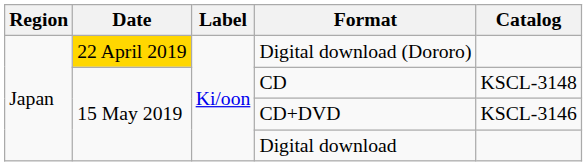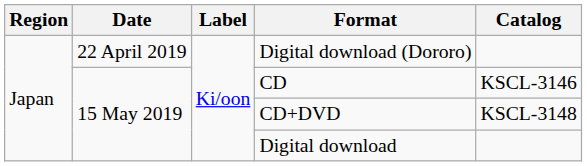(132, 51) gold background -> (132, 51) no background
(529, 82) KSCL-3148 -> (529, 82) KSCL-3146
(529, 113) KSCL-3146 -> (529, 113) KSCL-3148
